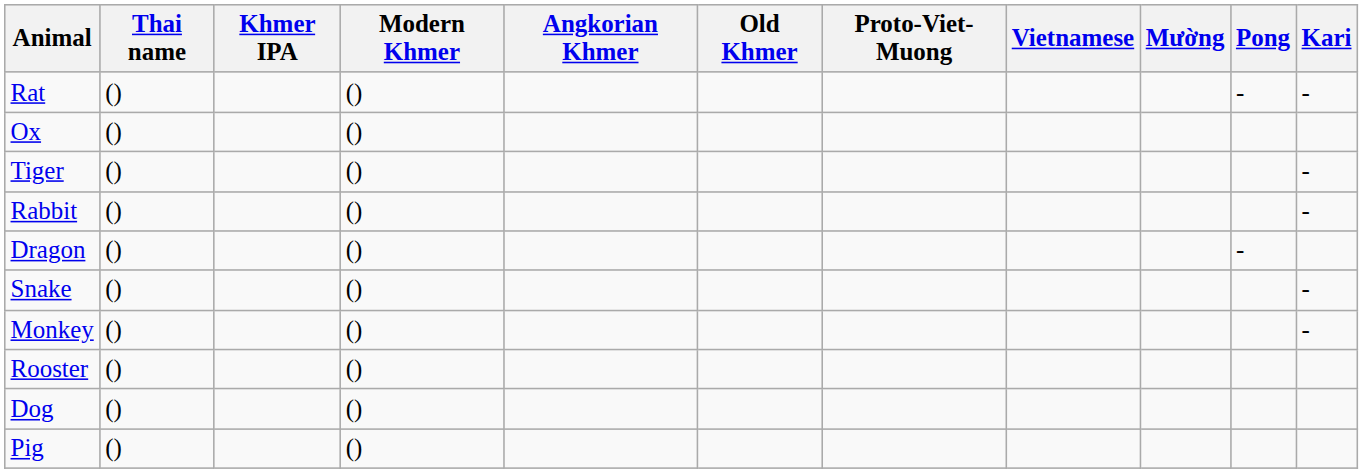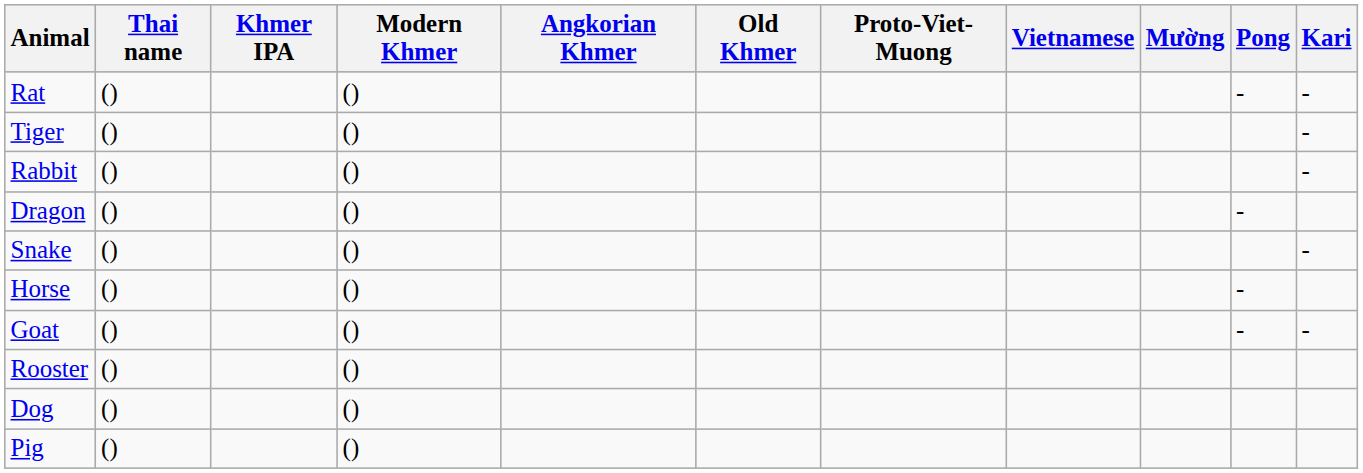- row: (26, 131)
+ row: (40, 289)
+ row: (35, 329)
- row: (52, 329)
